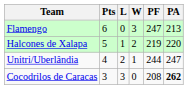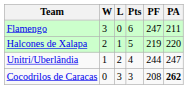columns swapped: (136, 12) <-> (109, 12)
(173, 28) 213 -> (173, 28) 211
